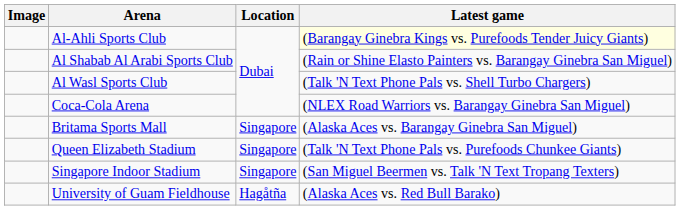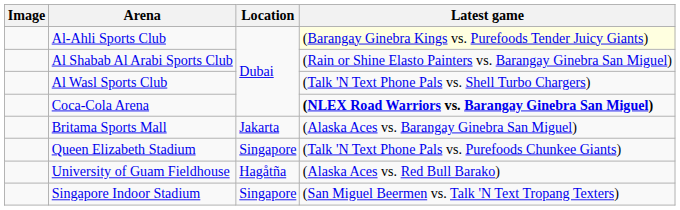(466, 104) normal -> (478, 104) bold
(268, 127) Singapore -> (259, 127) Jakarta
rows swapped: (126, 171) <-> (141, 194)
